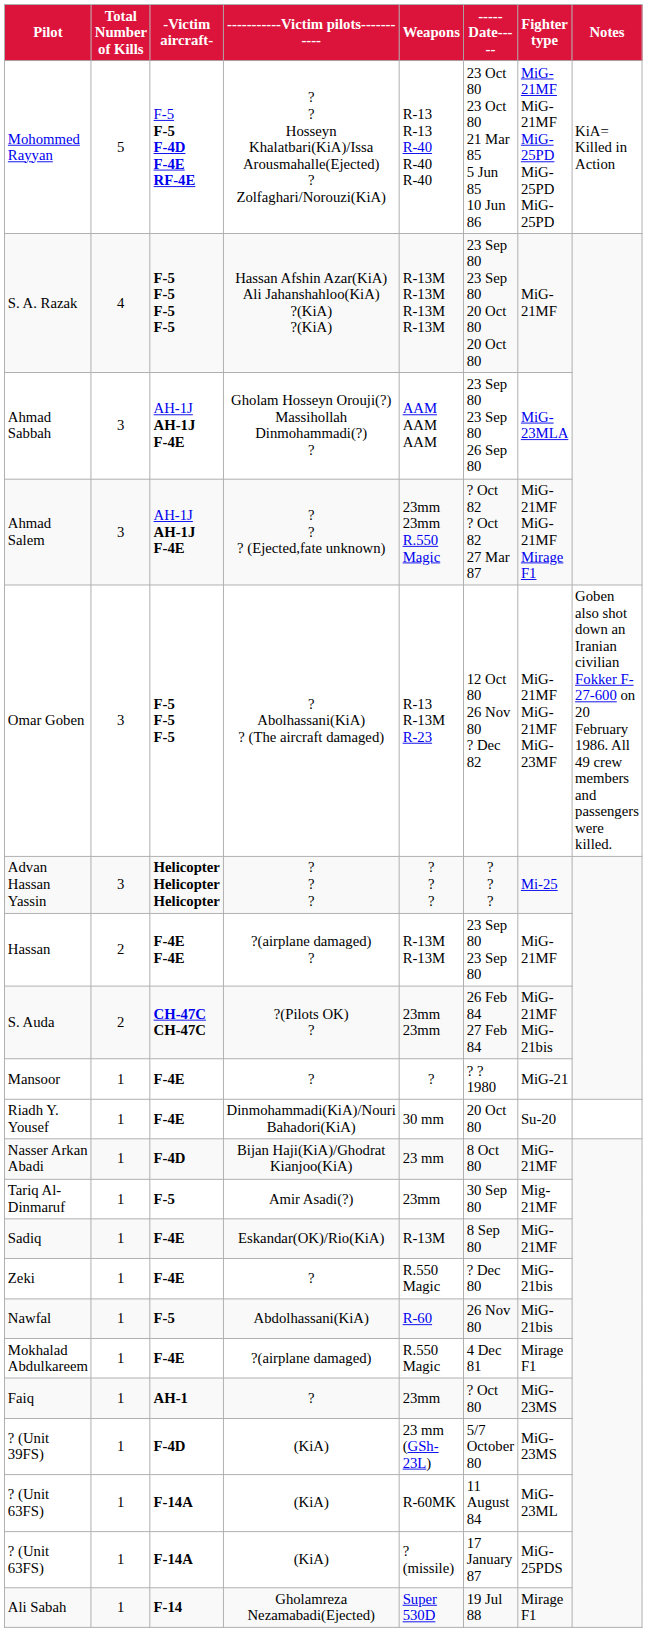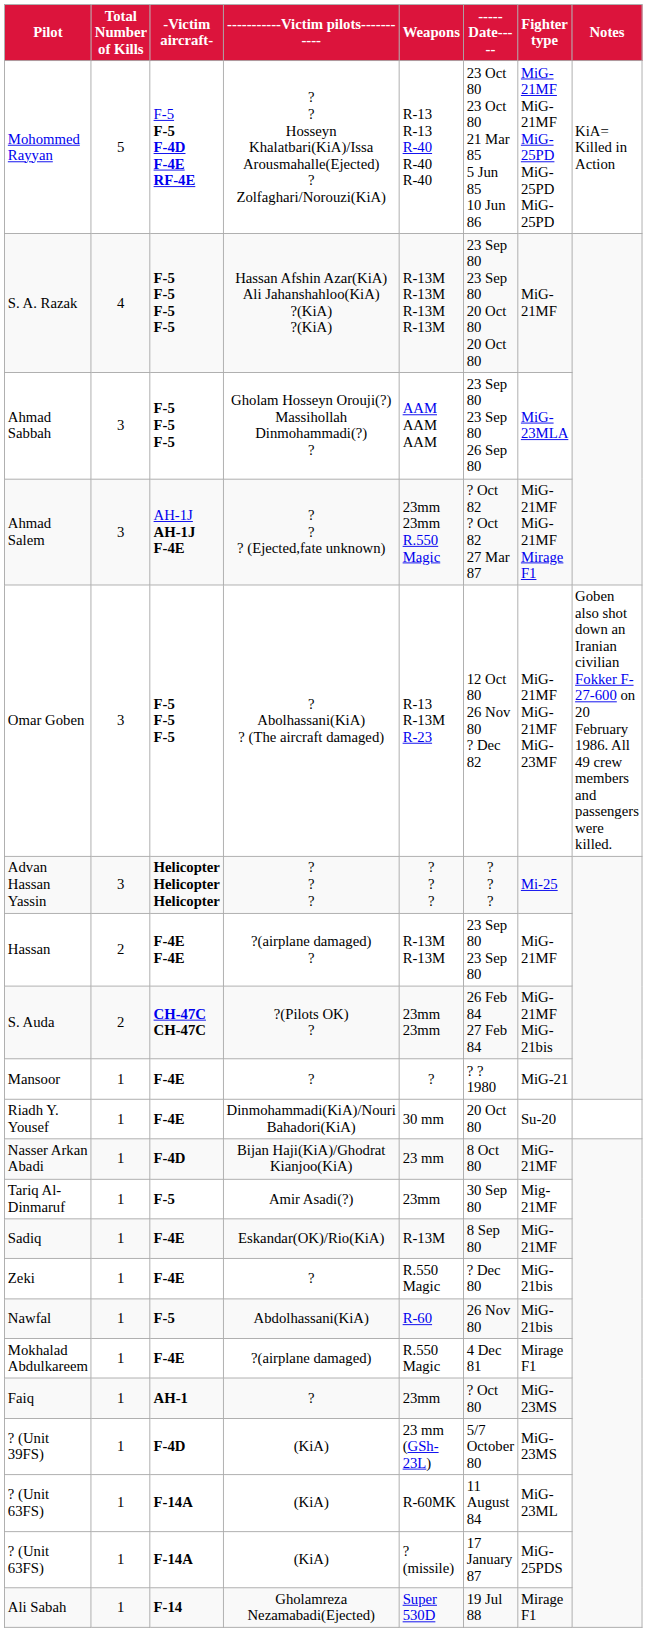(174, 425) AH-1J AH-1J F-4E -> (164, 425) F-5 F-5 F-5
